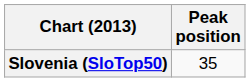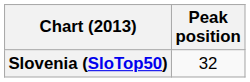(208, 63) 35 -> (208, 63) 32
